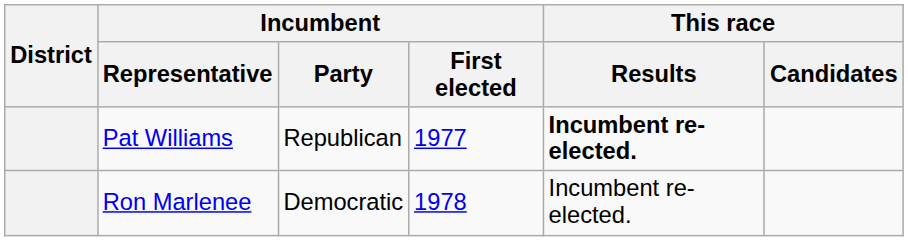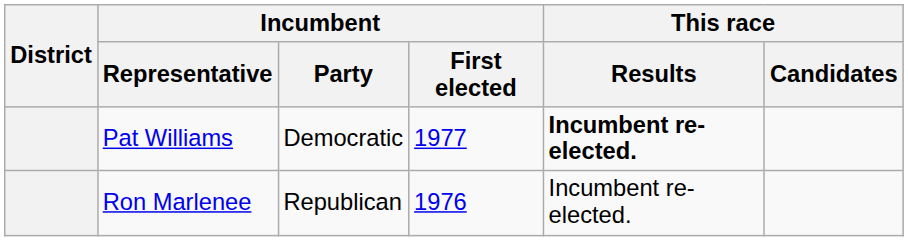(343, 138) Republican -> (343, 138) Democratic
(343, 202) Democratic -> (343, 202) Republican
(440, 202) 1978 -> (440, 202) 1976
